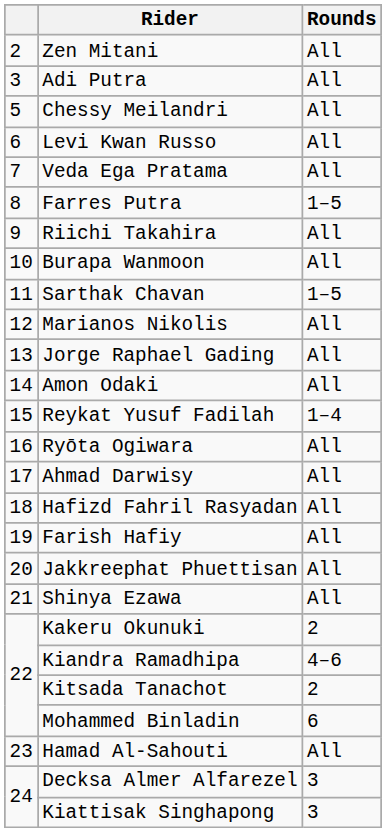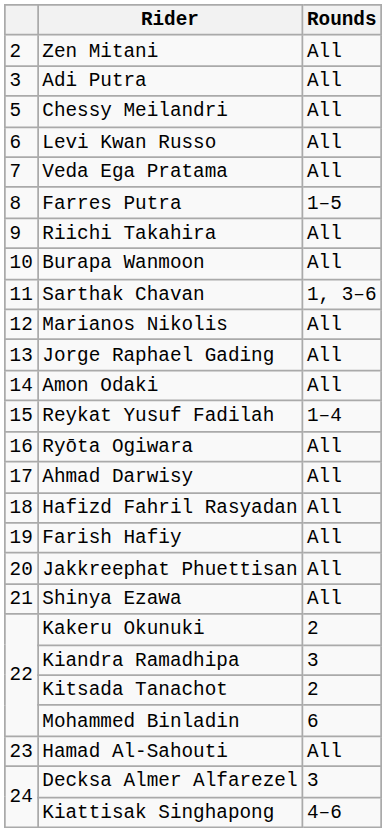(324, 294) 1–5 -> (342, 294) 1, 3–6
(324, 660) 4–6 -> (313, 660) 3
(313, 812) 3 -> (324, 812) 4–6
